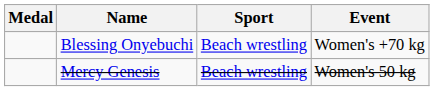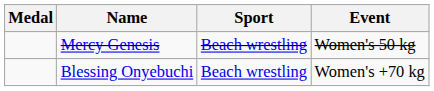rows swapped: (127, 45) <-> (110, 72)
